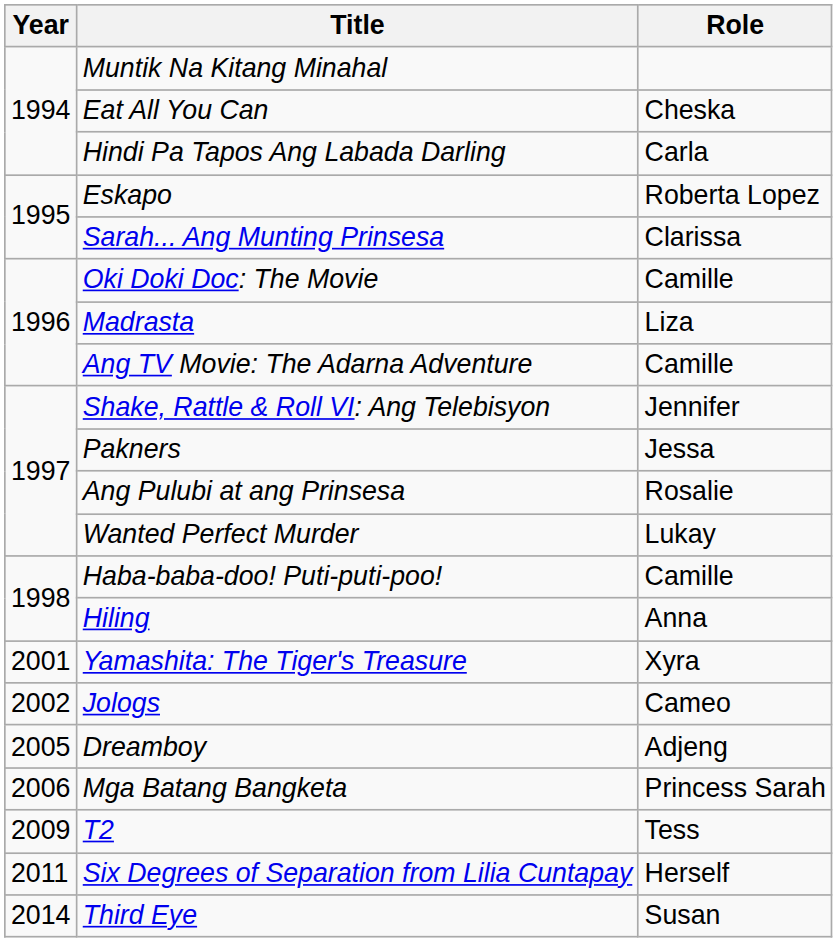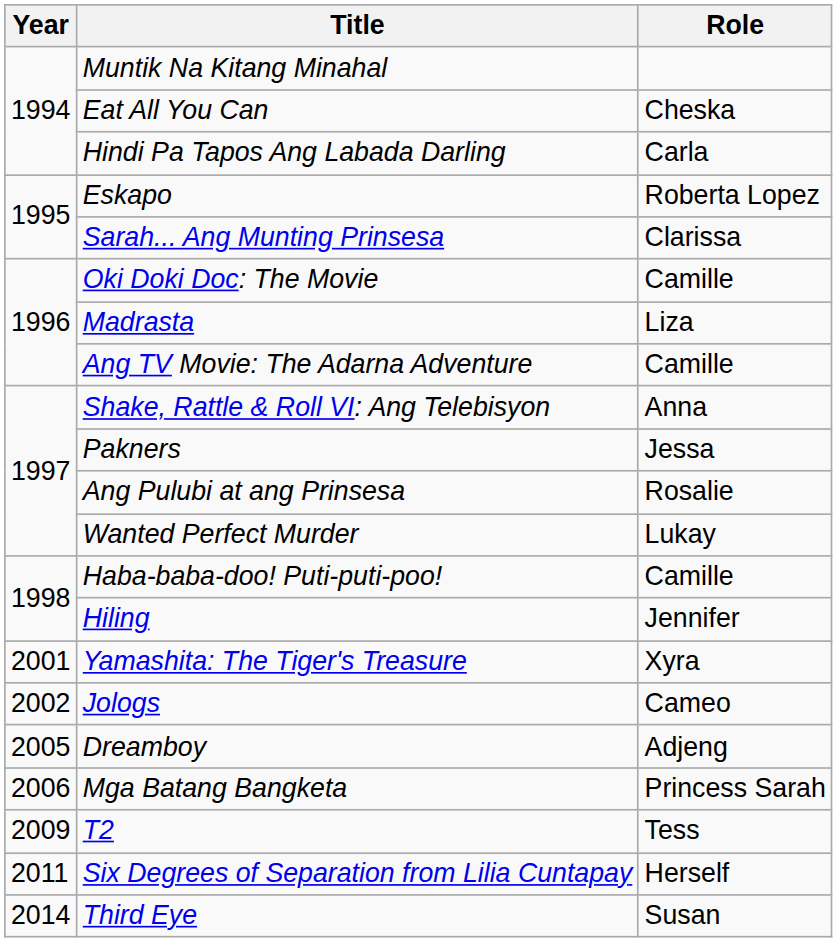(692, 407) Jennifer -> (676, 407) Anna
(676, 618) Anna -> (692, 618) Jennifer
